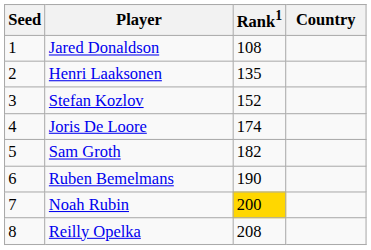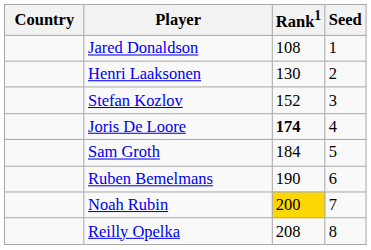columns swapped: (326, 19) <-> (25, 19)
(249, 74) 135 -> (288, 74) 130
(249, 126) normal -> (288, 126) bold
(249, 152) 182 -> (288, 152) 184
